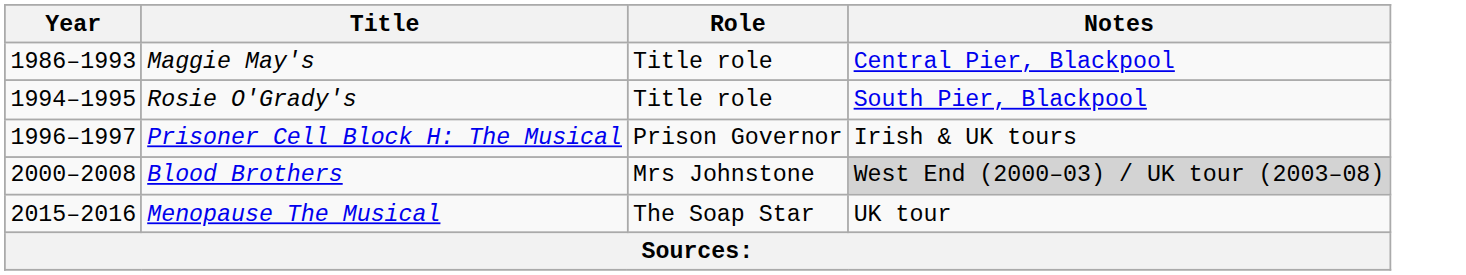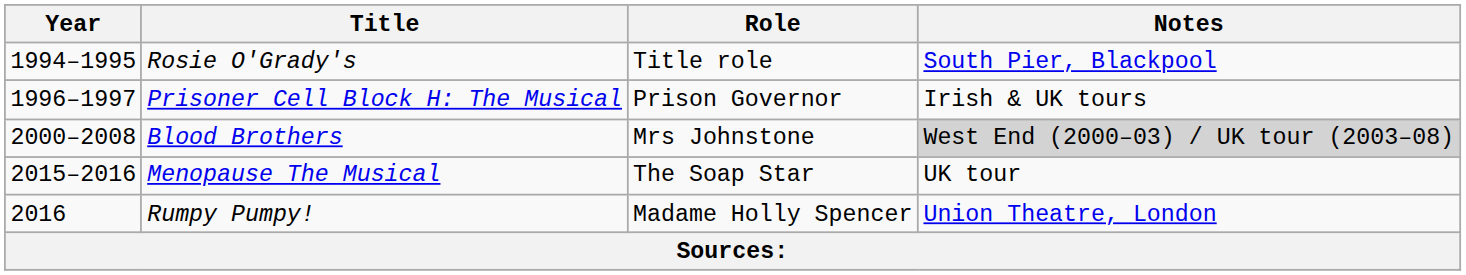- row: (231, 62)
+ row: (231, 213)
